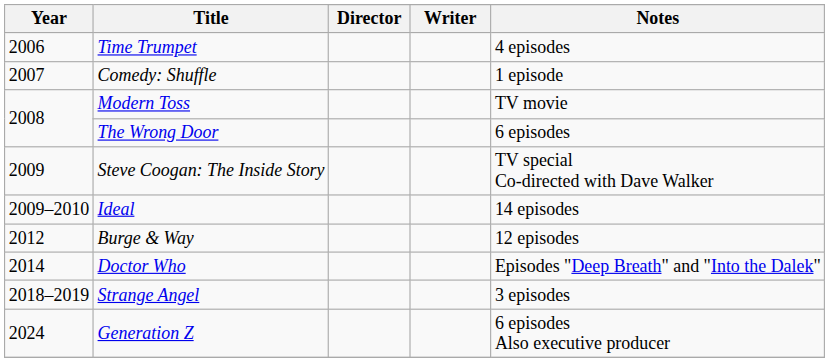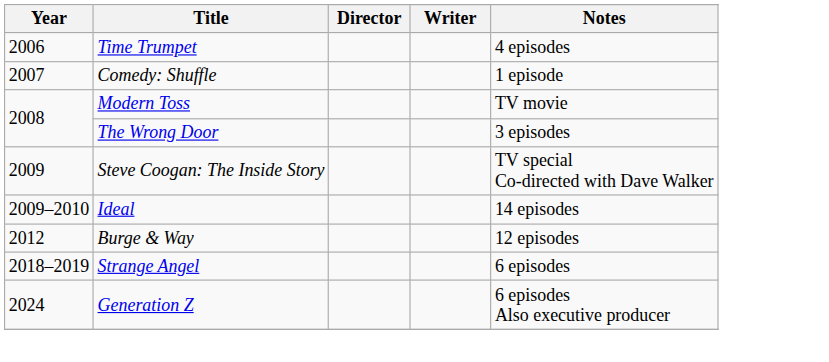(532, 132) 6 episodes -> (532, 132) 3 episodes
- row: (142, 266)
(532, 294) 3 episodes -> (532, 266) 6 episodes
